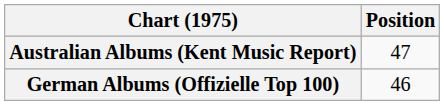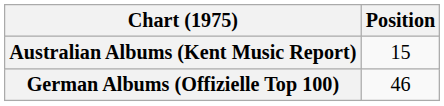(401, 52) 47 -> (401, 52) 15
